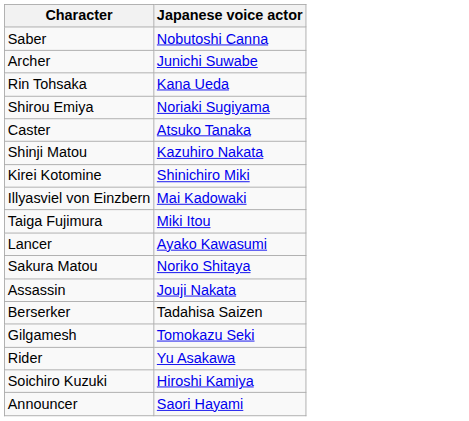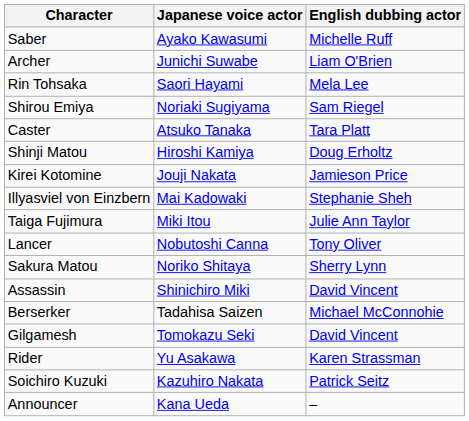+ column: (385, 15)
(213, 38) Nobutoshi Canna -> (212, 38) Ayako Kawasumi
(193, 84) Kana Ueda -> (200, 84) Saori Hayami
(210, 152) Kazuhiro Nakata -> (205, 152) Hiroshi Kamiya
(203, 175) Shinichiro Miki -> (196, 175) Jouji Nakata
(212, 244) Ayako Kawasumi -> (213, 244) Nobutoshi Canna
(196, 289) Jouji Nakata -> (203, 289) Shinichiro Miki
(205, 381) Hiroshi Kamiya -> (210, 381) Kazuhiro Nakata
(200, 404) Saori Hayami -> (193, 404) Kana Ueda
